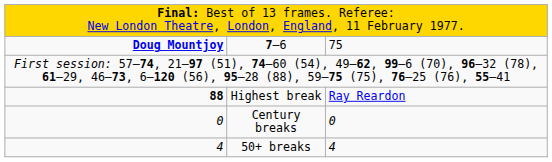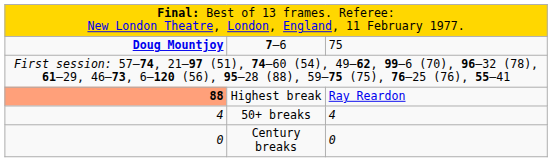(217, 97) no background -> (217, 97) lightsalmon background
rows swapped: (276, 122) <-> (276, 147)
